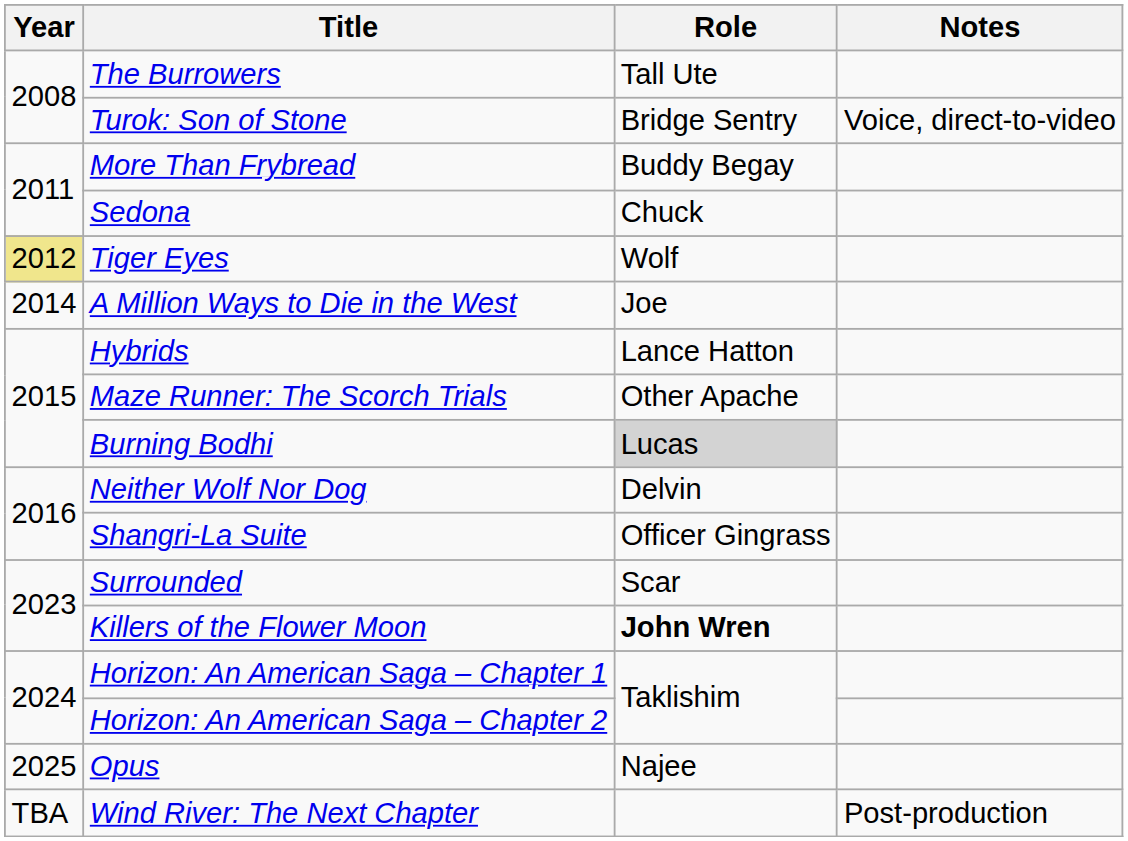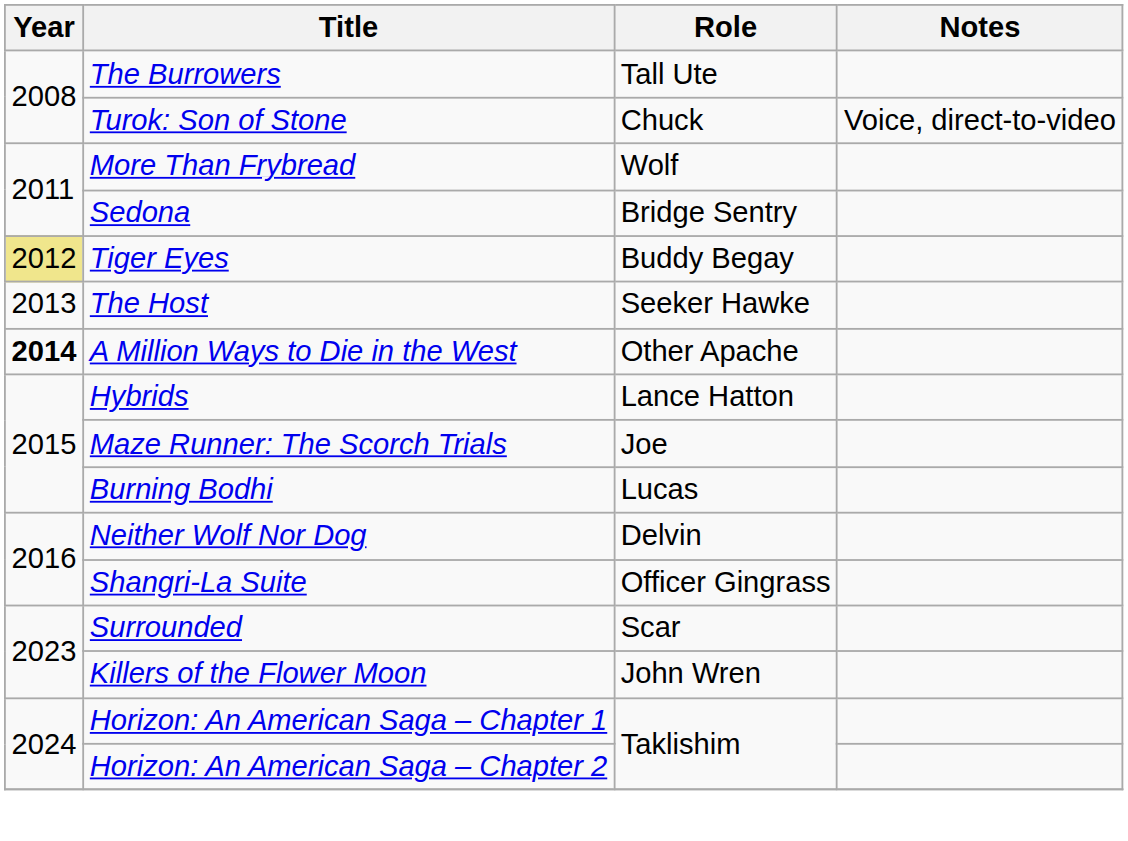(709, 119) Bridge Sentry -> (662, 119) Chuck
(707, 166) Buddy Begay -> (650, 166) Wolf
(662, 212) Chuck -> (709, 212) Bridge Sentry
(650, 258) Wolf -> (707, 258) Buddy Begay
+ row: (149, 304)
(44, 304) normal -> (44, 350) bold
(644, 304) Joe -> (710, 350) Other Apache
(710, 397) Other Apache -> (644, 443) Joe
(660, 443) lightgrey background -> (660, 489) no background
(696, 627) bold -> (691, 674) normal
- row: (125, 766)
- row: (284, 812)
